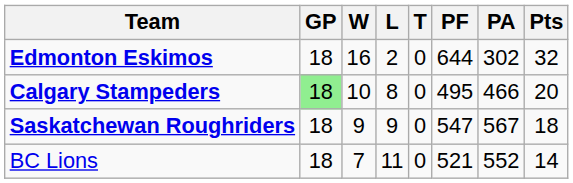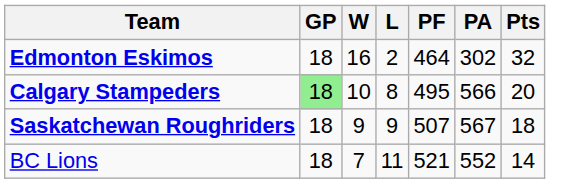- column: (420, 22)
(455, 57) 644 -> (432, 57) 464
(501, 91) 466 -> (478, 91) 566
(455, 126) 547 -> (432, 126) 507
